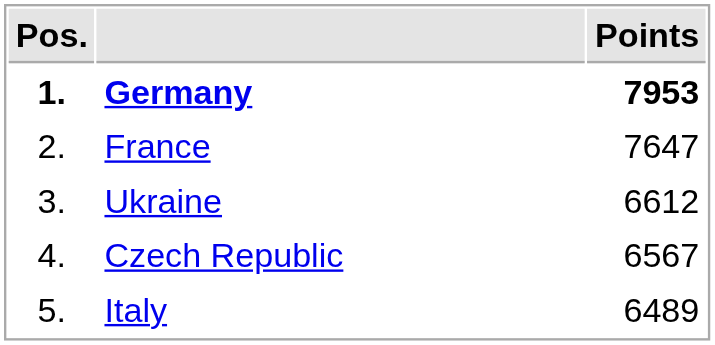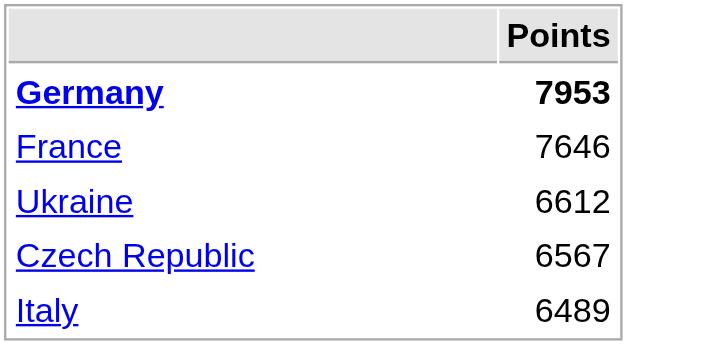- column: (52, 35)
(661, 146) 7647 -> (573, 146) 7646
